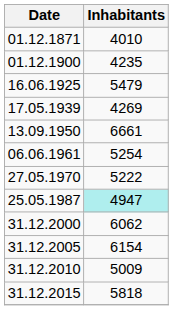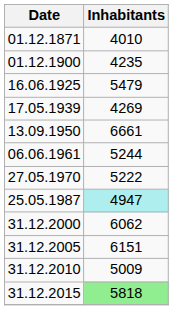(126, 154) 5254 -> (126, 154) 5244
(126, 246) 6154 -> (126, 246) 6151
(126, 293) no background -> (126, 293) lightgreen background
